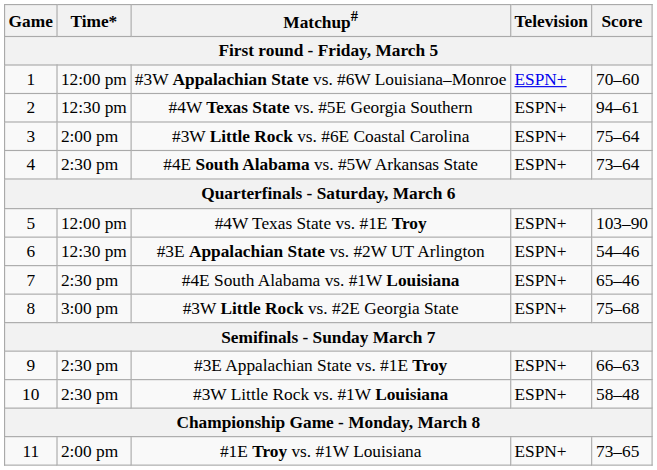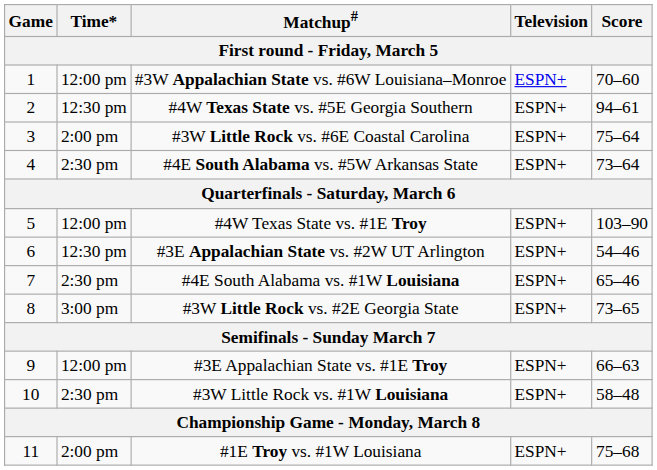(618, 308) 75–68 -> (618, 308) 73–65
(90, 365) 2:30 pm -> (94, 365) 12:00 pm
(618, 451) 73–65 -> (618, 451) 75–68
